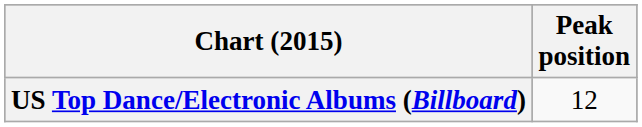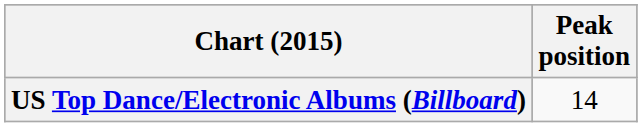(584, 99) 12 -> (584, 99) 14
